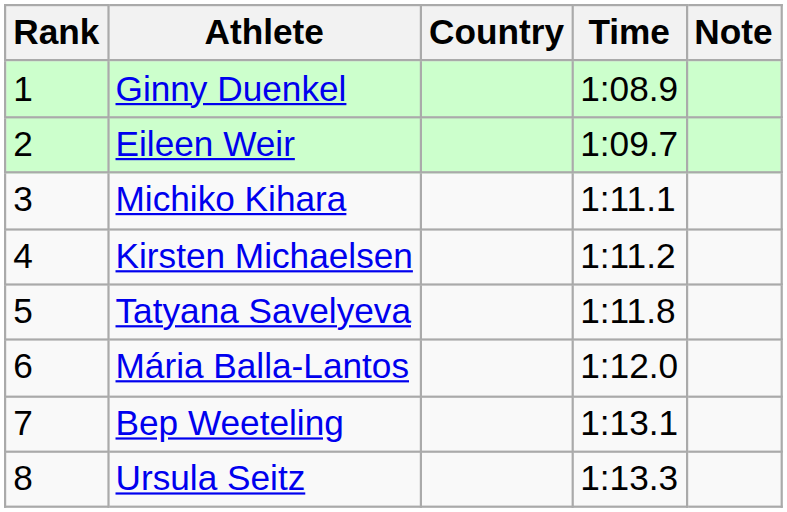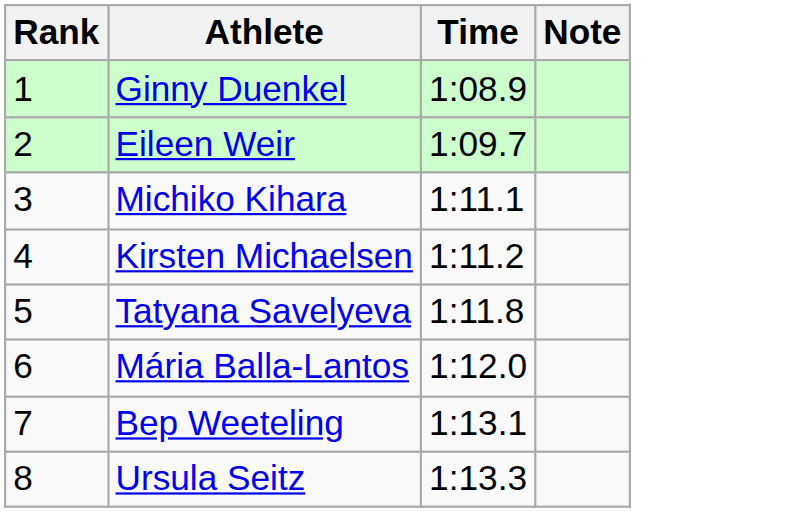- column: (497, 32)
